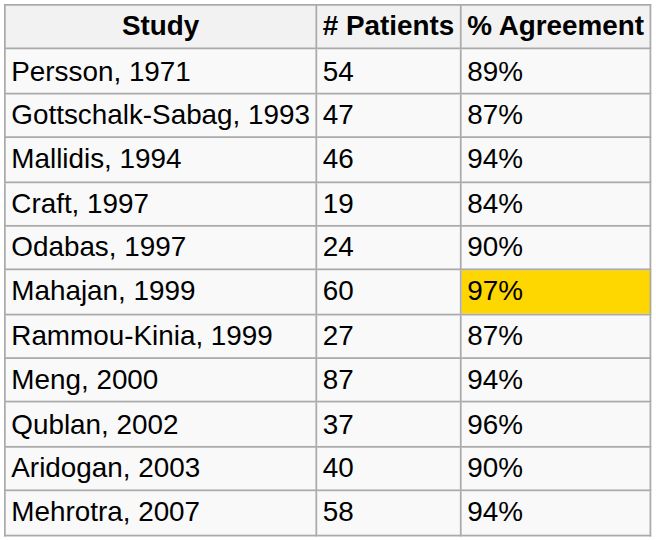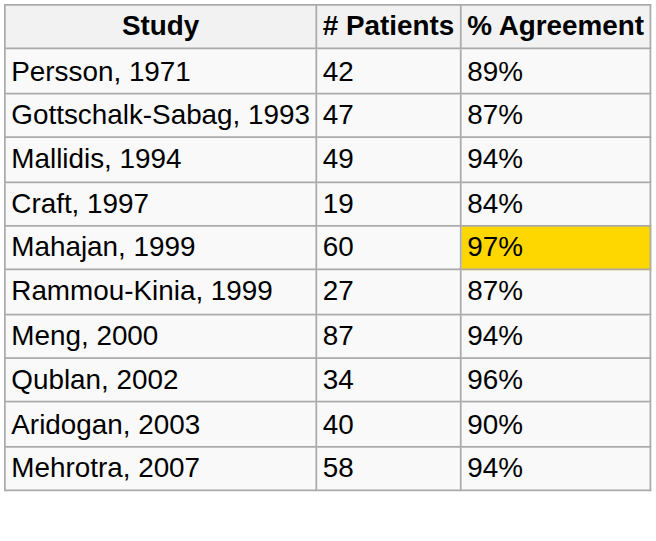(338, 70) 54 -> (338, 70) 42
(338, 159) 46 -> (338, 159) 49
- row: (99, 247)
(338, 423) 37 -> (338, 379) 34
